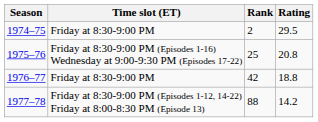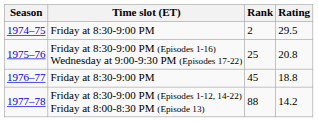(253, 78) 42 -> (253, 78) 45
